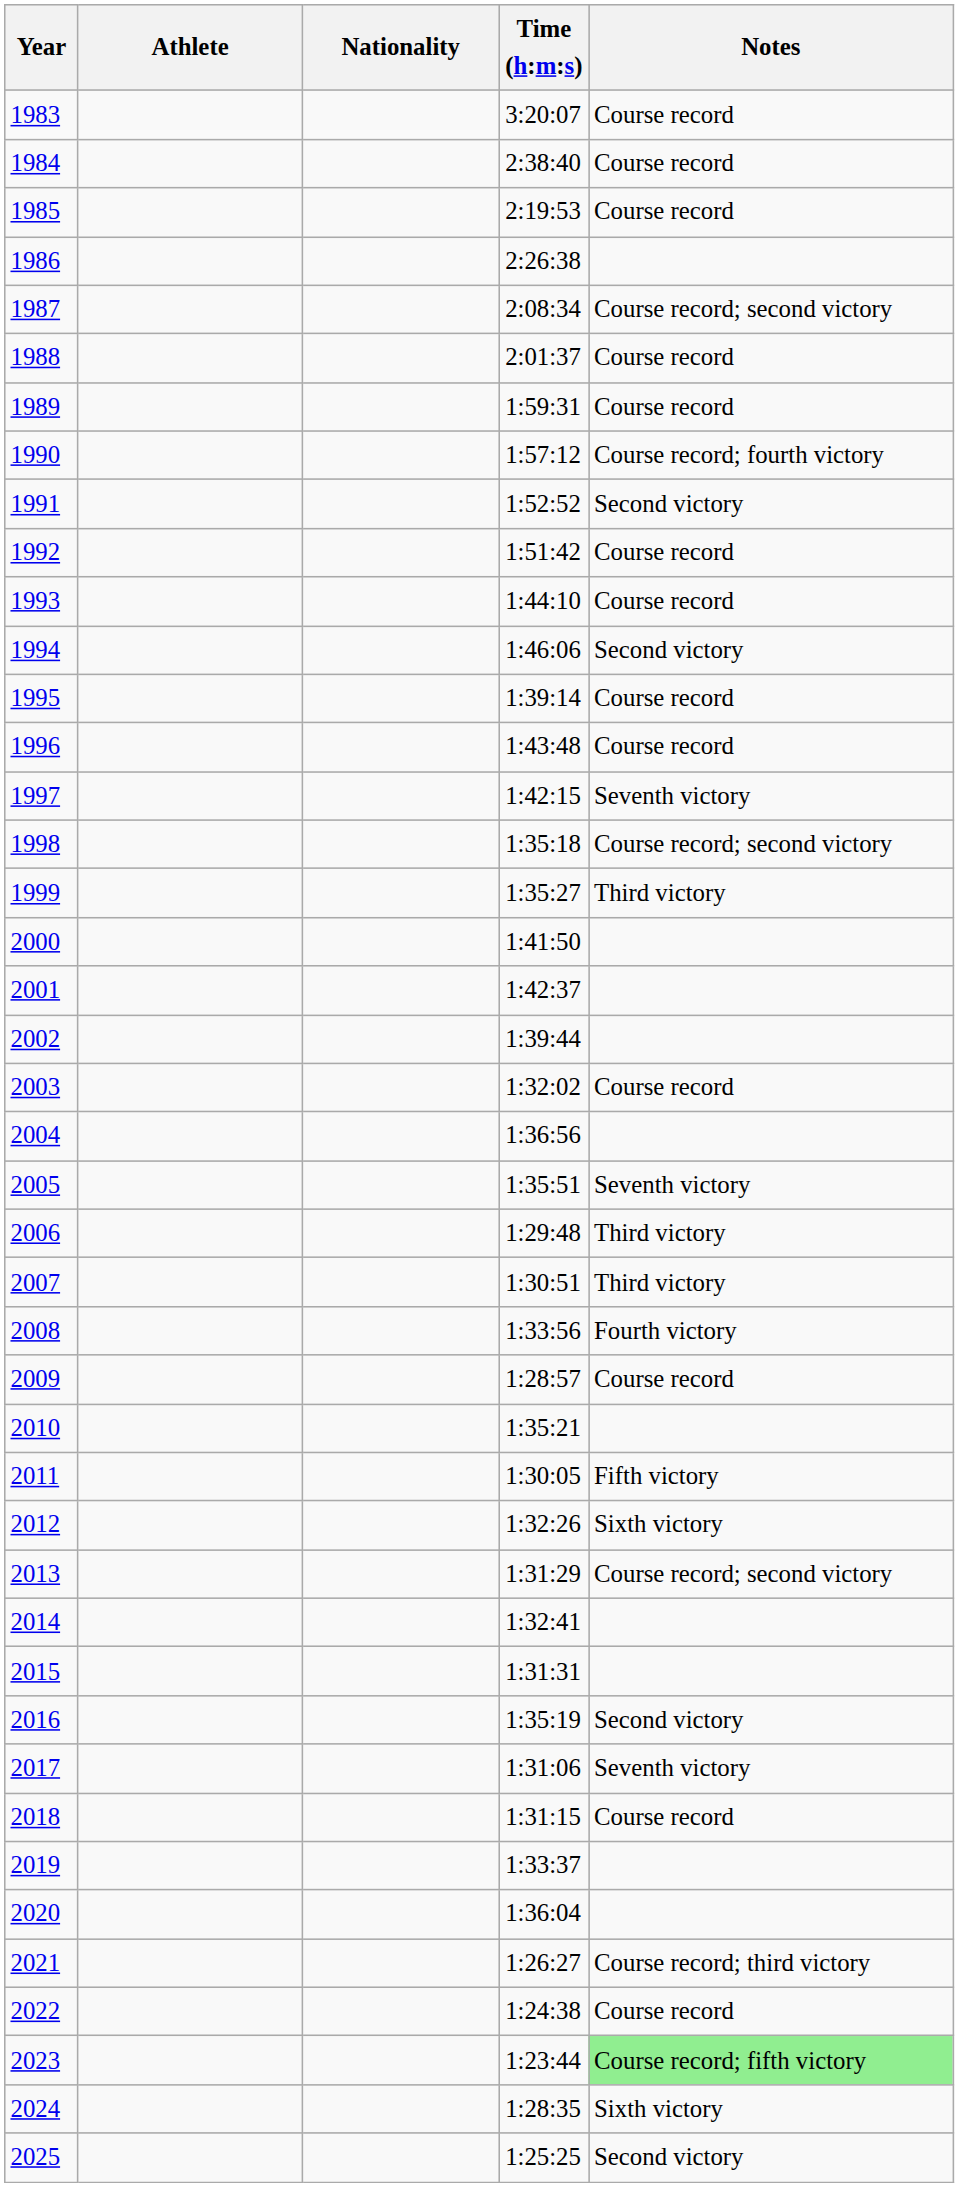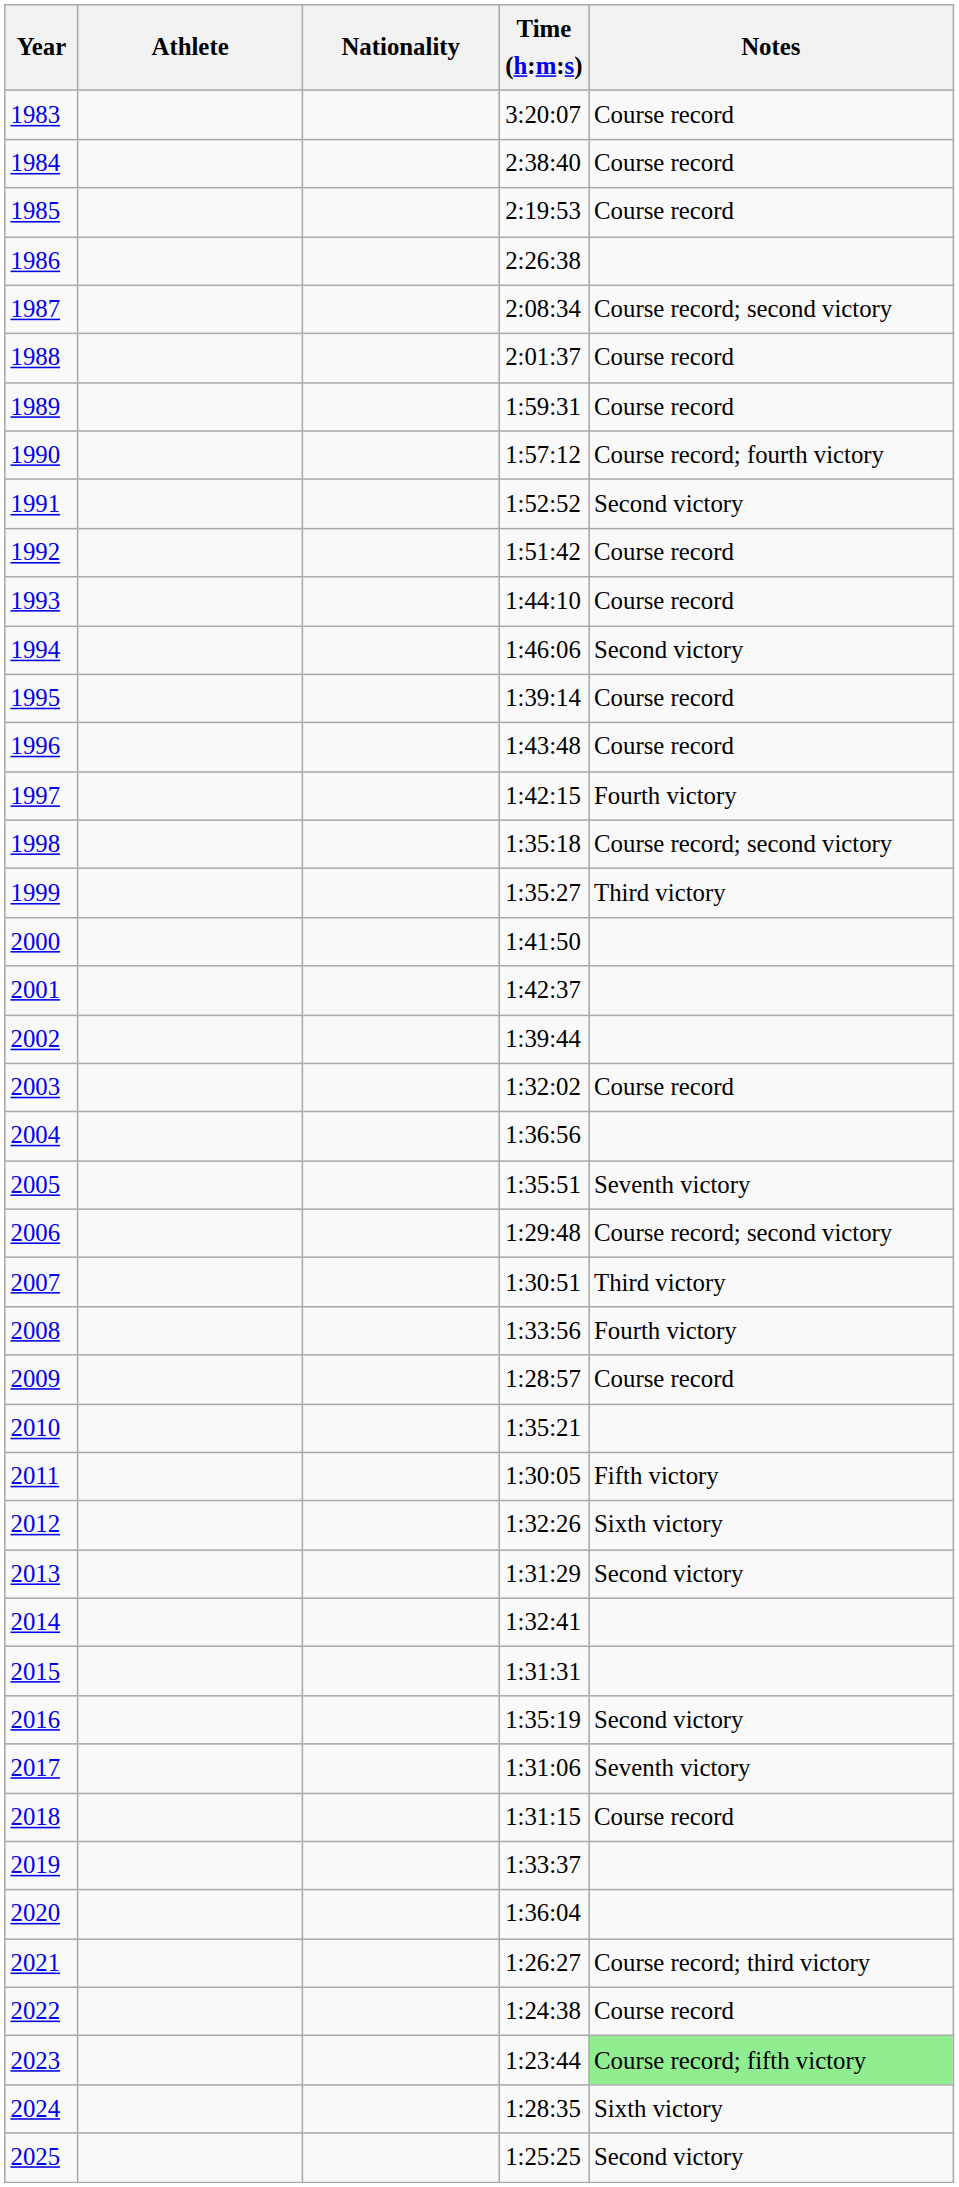(672, 795) Seventh victory -> (665, 795) Fourth victory
(660, 1233) Third victory -> (743, 1233) Course record; second victory
(743, 1573) Course record; second victory -> (669, 1573) Second victory
